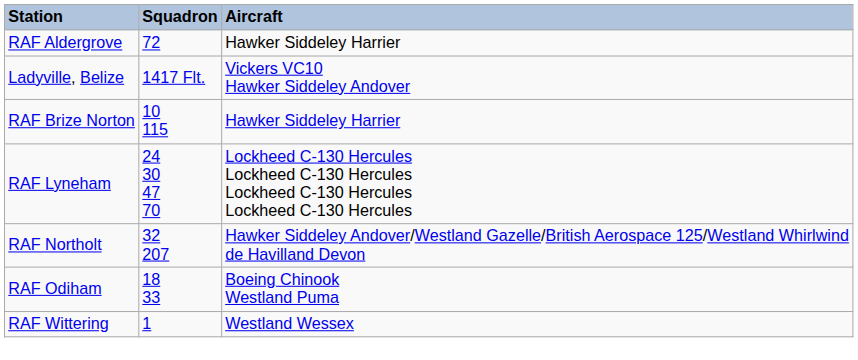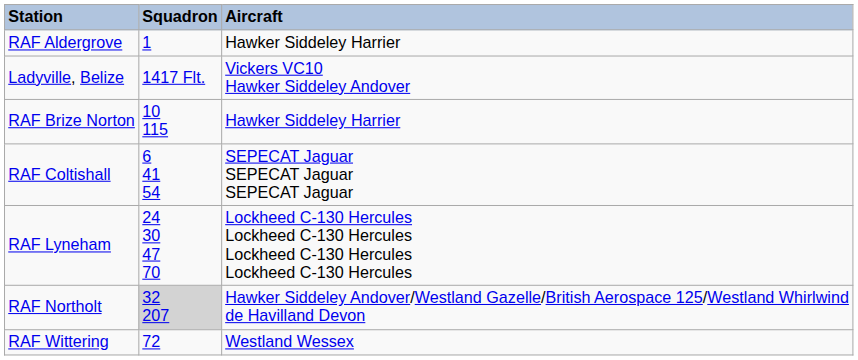(151, 42) 72 -> (147, 42) 1
+ row: (59, 174)
(156, 245) no background -> (156, 307) lightgrey background
- row: (55, 289)
(147, 323) 1 -> (151, 342) 72
